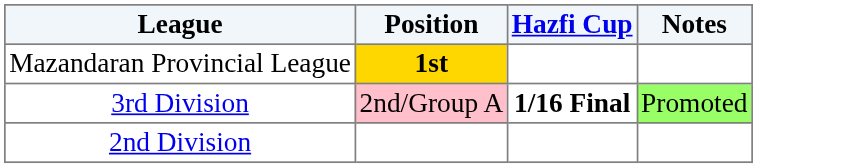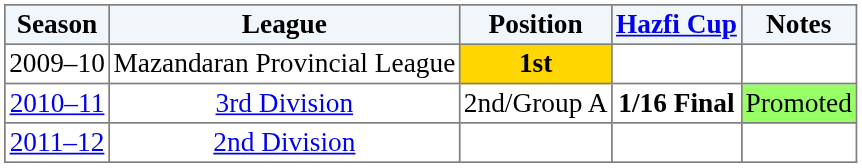+ column: (57, 24)
(431, 102) pink background -> (536, 102) no background
